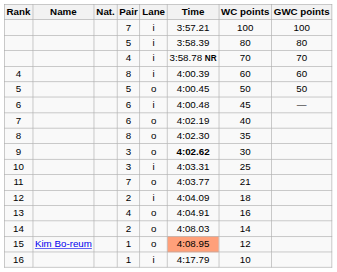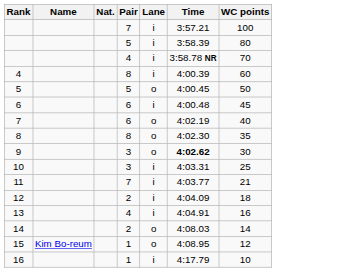- column: (302, 12)
(154, 182) o -> (154, 182) i
(154, 213) o -> (154, 213) i
(193, 244) lightsalmon background -> (193, 244) no background
